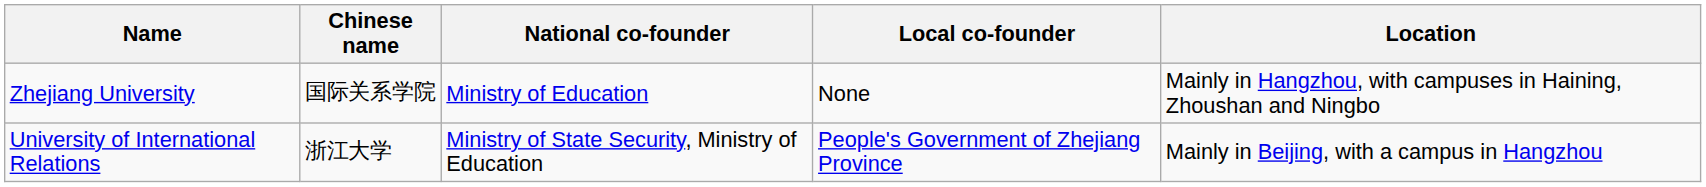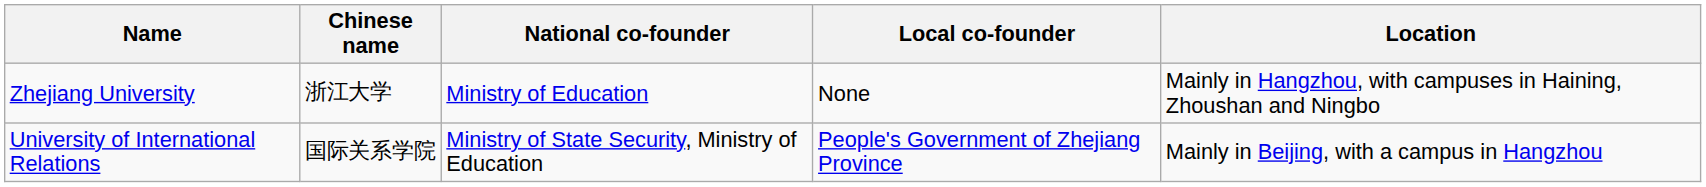(370, 92) 国际关系学院 -> (348, 92) 浙江大学
(348, 151) 浙江大学 -> (370, 151) 国际关系学院
